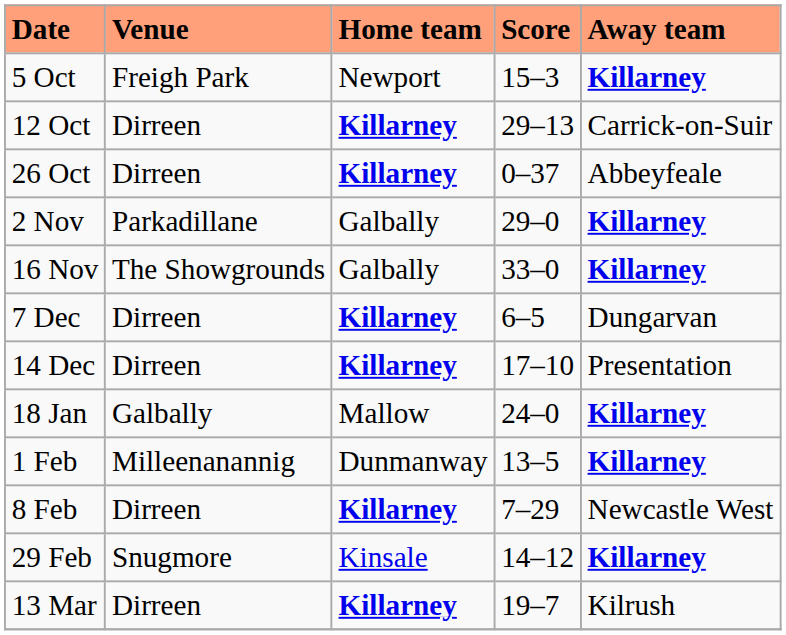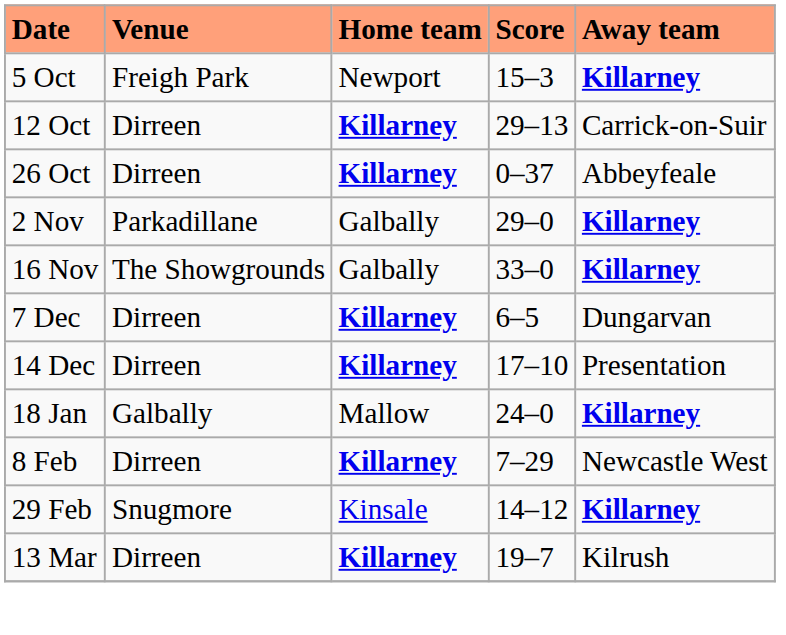- row: (45, 461)
